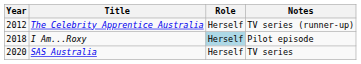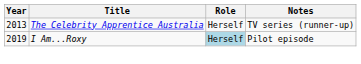(17, 25) 2012 -> (17, 25) 2013
(17, 39) 2018 -> (17, 39) 2019
- row: (64, 53)
